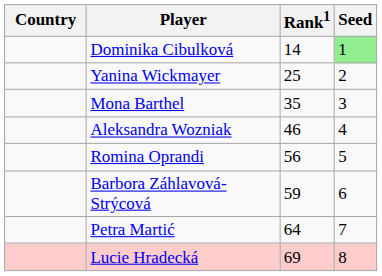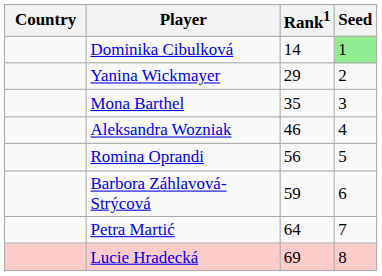(292, 76) 25 -> (292, 76) 29
